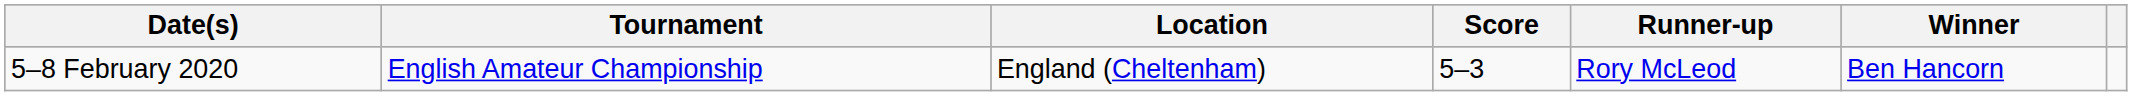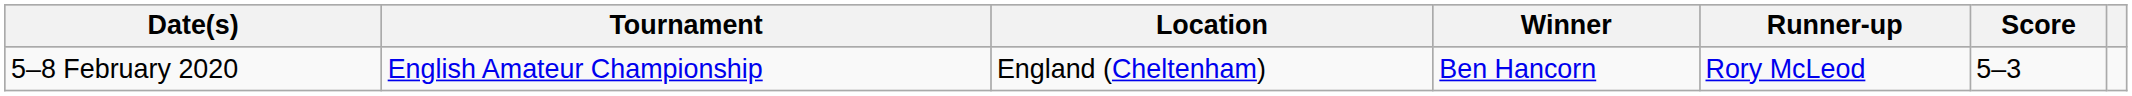columns swapped: (1974, 25) <-> (1502, 25)
